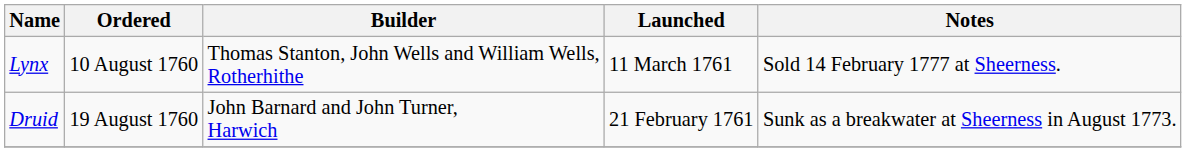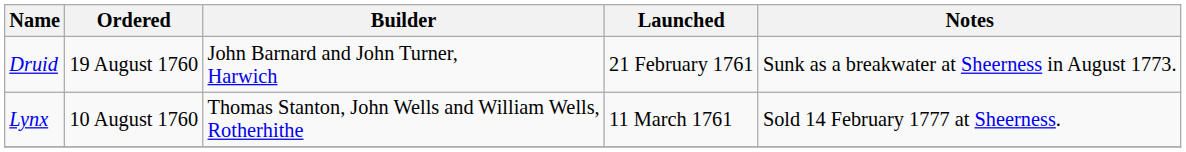rows swapped: (34, 119) <-> (29, 64)
